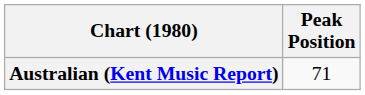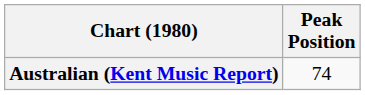(322, 73) 71 -> (322, 73) 74
